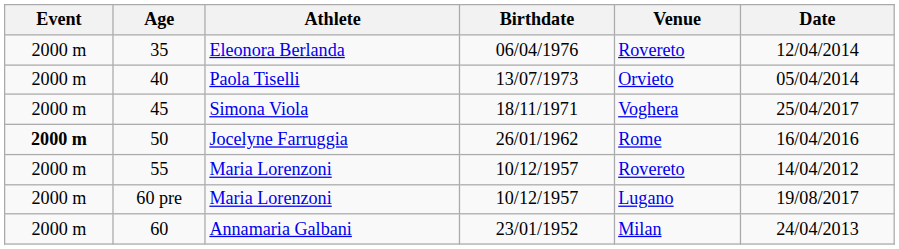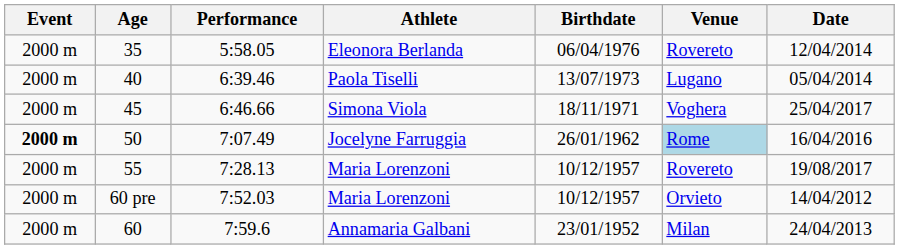+ column: (247, 19)
(646, 79) Orvieto -> (694, 79) Lugano
(640, 139) no background -> (688, 139) lightblue background
(817, 169) 14/04/2012 -> (831, 169) 19/08/2017
(646, 199) Lugano -> (694, 199) Orvieto
(817, 199) 19/08/2017 -> (831, 199) 14/04/2012
